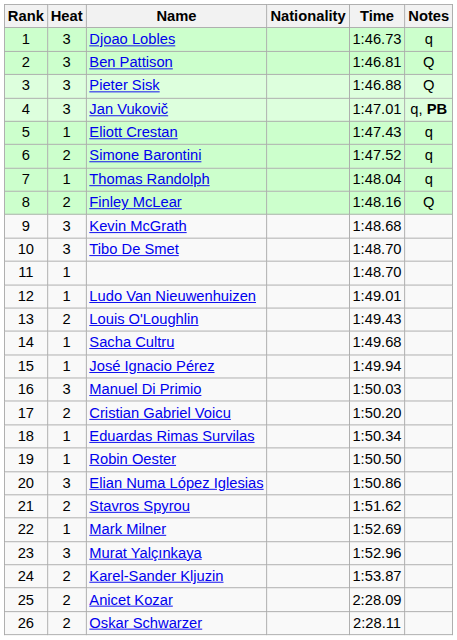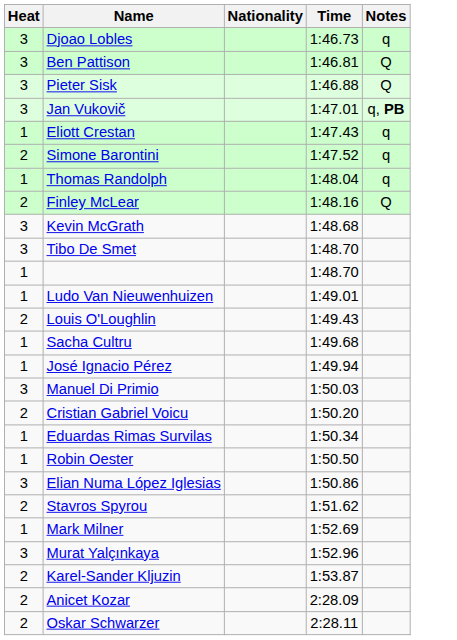- column: (26, 16)
